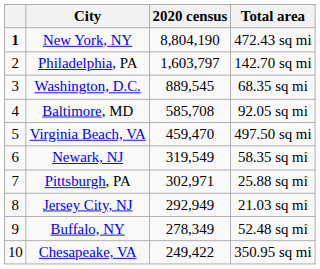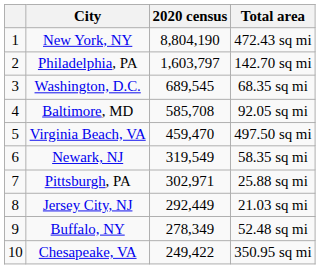(15, 39) bold -> (15, 39) normal
(190, 87) 889,545 -> (190, 87) 689,545
(190, 205) 292,949 -> (190, 205) 292,449
